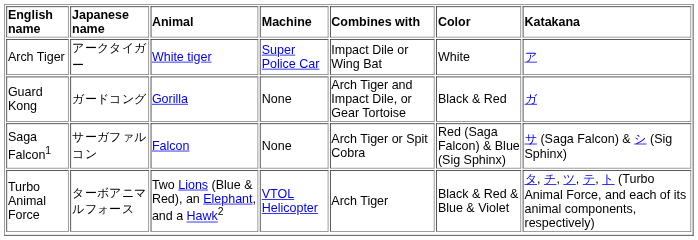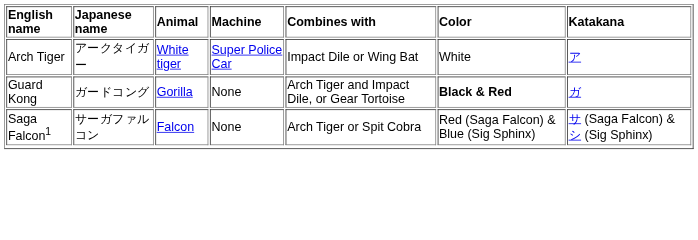(472, 99) normal -> (475, 92) bold
- row: (27, 201)
